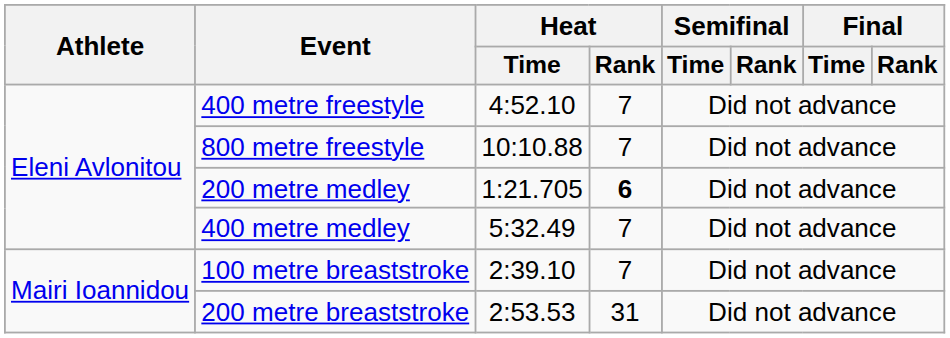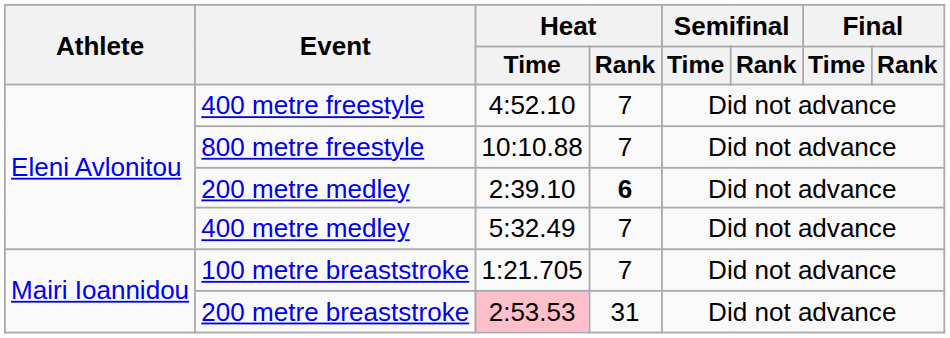(532, 188) 1:21.705 -> (532, 188) 2:39.10
(532, 271) 2:39.10 -> (532, 271) 1:21.705
(532, 312) no background -> (532, 312) pink background
